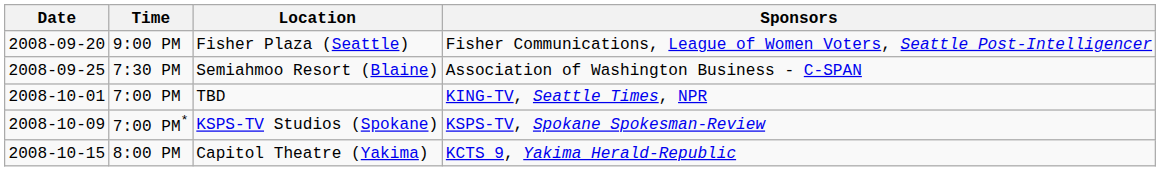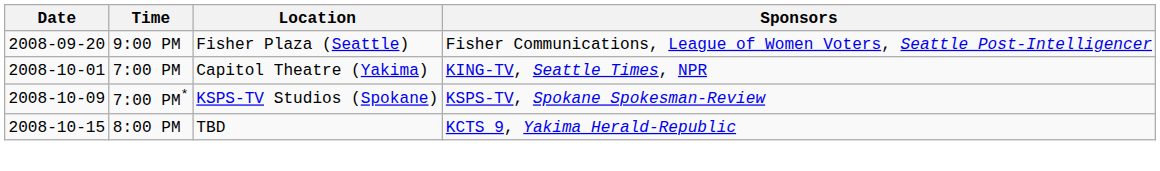- row: (147, 70)
(211, 97) TBD -> (312, 70) Capitol Theatre (Yakima)
(312, 153) Capitol Theatre (Yakima) -> (211, 127) TBD
